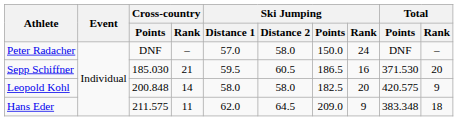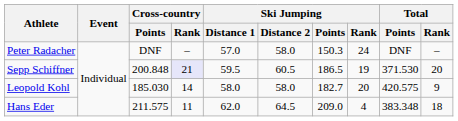(330, 51) 150.0 -> (330, 51) 150.3
(150, 69) 185.030 -> (150, 69) 200.848
(187, 69) no background -> (187, 69) lavender background
(364, 69) 16 -> (364, 69) 19
(150, 88) 200.848 -> (150, 88) 185.030
(330, 88) 182.5 -> (330, 88) 182.7
(364, 106) 9 -> (364, 106) 4
